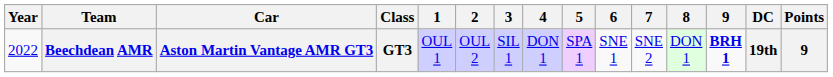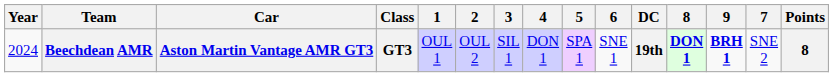columns swapped: (649, 16) <-> (763, 16)
(23, 49) 2022 -> (23, 49) 2024
(686, 49) normal -> (687, 49) bold
(804, 49) 9 -> (805, 49) 8
